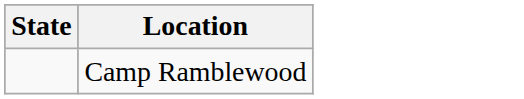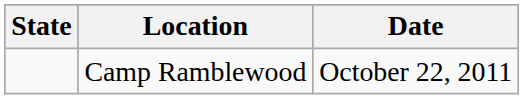+ column: (416, 26)
